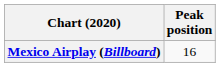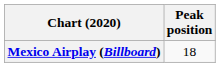(190, 51) 16 -> (190, 51) 18
